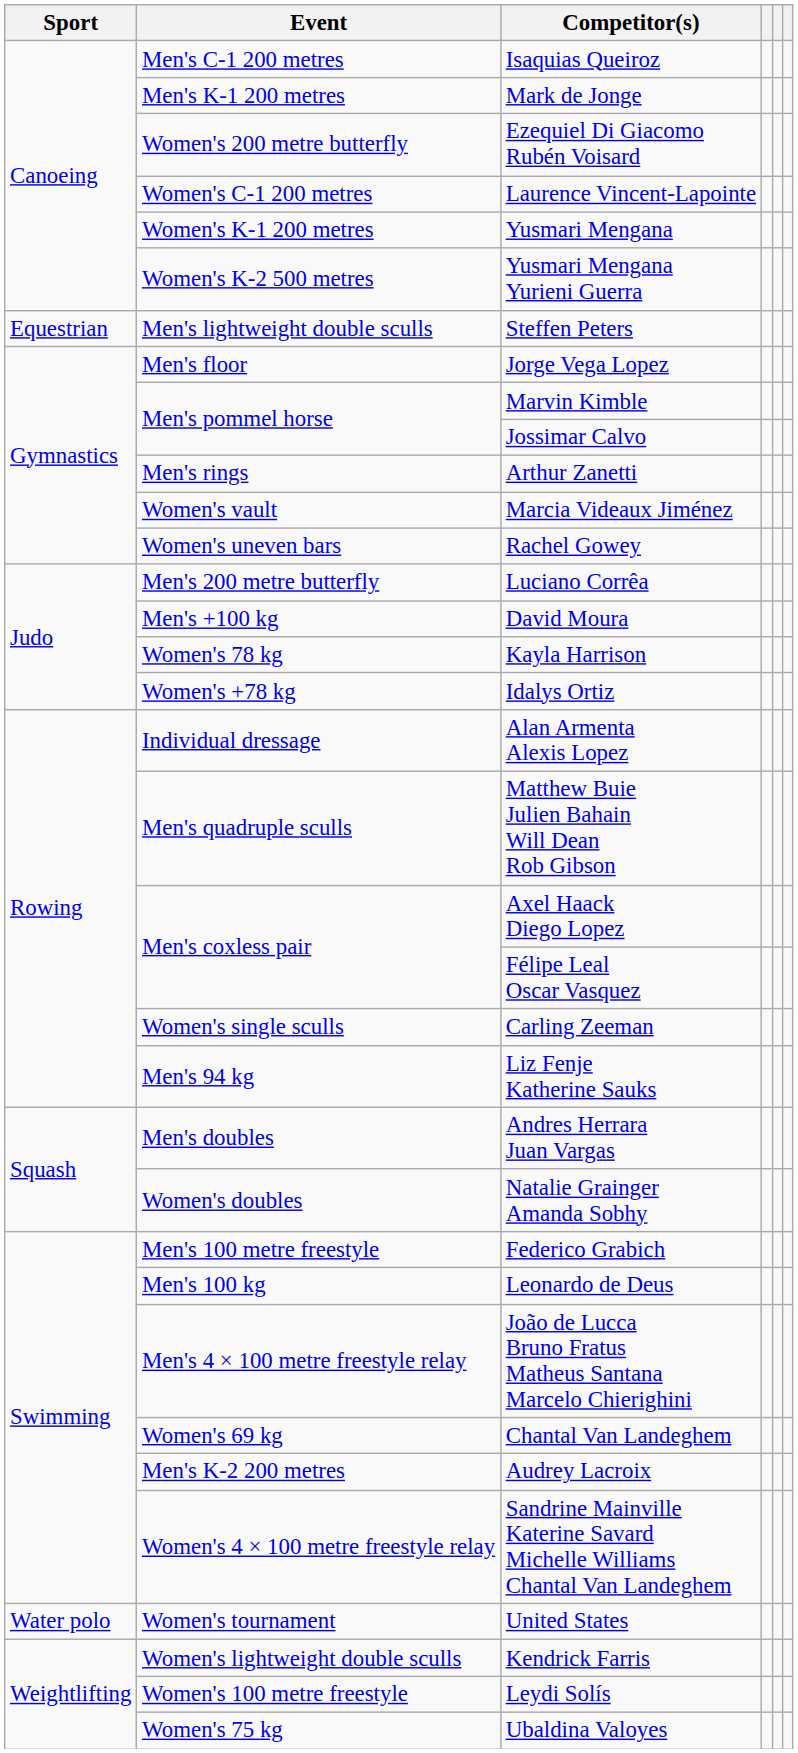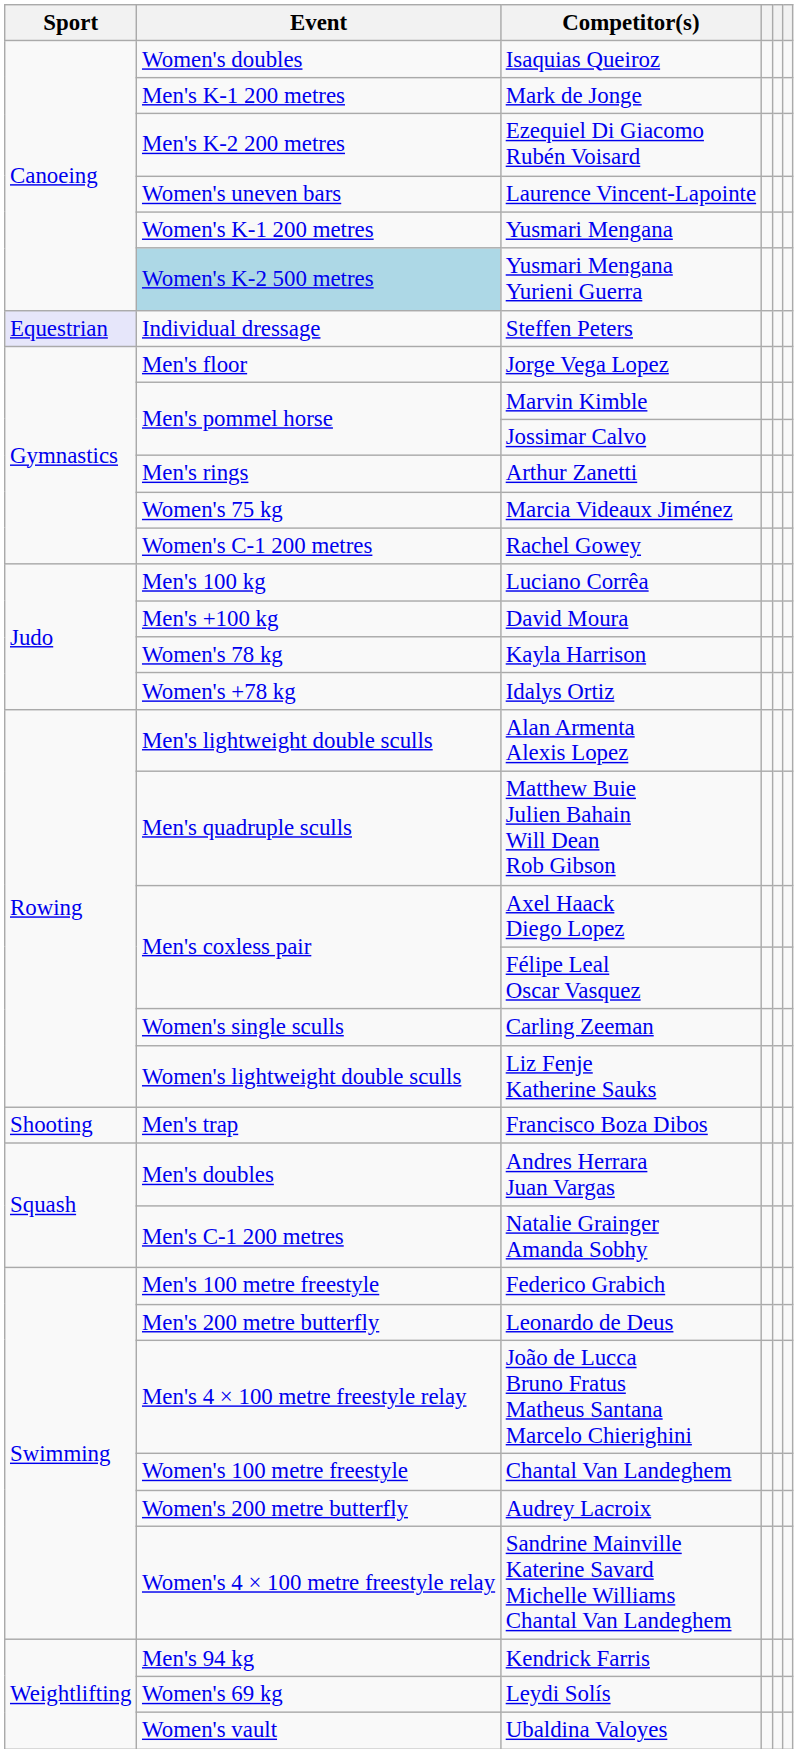(243, 58) Men's C-1 200 metres -> (222, 58) Women's doubles
(275, 144) Women's 200 metre butterfly -> (243, 144) Men's K-2 200 metres
(257, 193) Women's C-1 200 metres -> (242, 193) Women's uneven bars
(258, 278) no background -> (258, 278) lightblue background
(59, 328) no background -> (59, 328) lavender background
(287, 328) Men's lightweight double sculls -> (231, 328) Individual dressage
(210, 509) Women's vault -> (212, 509) Women's 75 kg
(242, 545) Women's uneven bars -> (257, 545) Women's C-1 200 metres
(261, 582) Men's 200 metre butterfly -> (204, 582) Men's 100 kg
(231, 740) Individual dressage -> (287, 740) Men's lightweight double sculls
(198, 1076) Men's 94 kg -> (302, 1076) Women's lightweight double sculls
+ row: (607, 1125)
(222, 1200) Women's doubles -> (243, 1236) Men's C-1 200 metres
(204, 1285) Men's 100 kg -> (261, 1321) Men's 200 metre butterfly
(212, 1435) Women's 69 kg -> (275, 1471) Women's 100 metre freestyle
(243, 1471) Men's K-2 200 metres -> (275, 1507) Women's 200 metre butterfly
- row: (567, 1621)
(302, 1657) Women's lightweight double sculls -> (198, 1657) Men's 94 kg
(275, 1693) Women's 100 metre freestyle -> (212, 1693) Women's 69 kg
(212, 1730) Women's 75 kg -> (210, 1730) Women's vault
